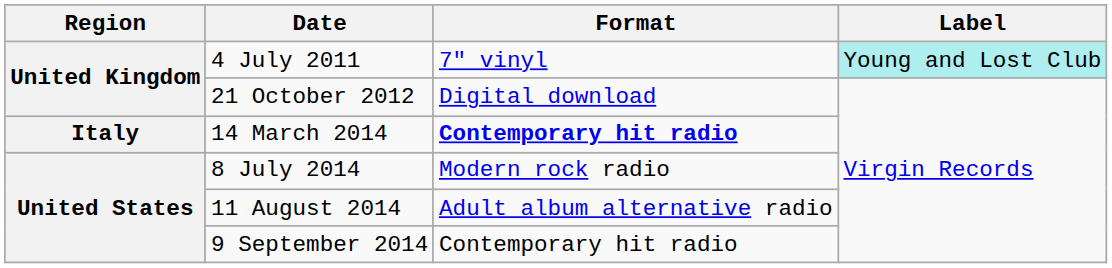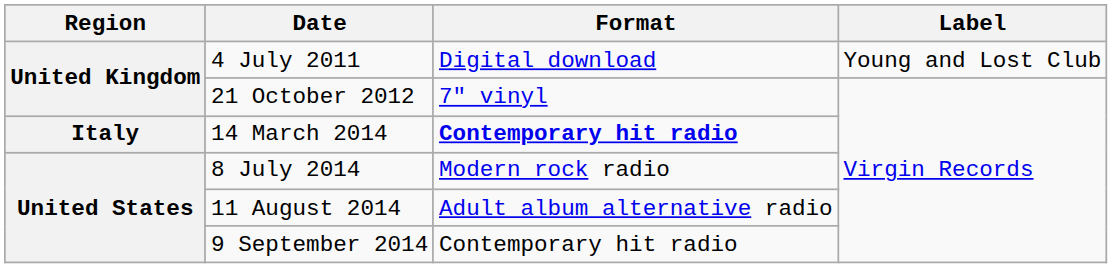(493, 60) 7" vinyl -> (548, 60) Digital download
(972, 60) paleturquoise background -> (972, 60) no background
(548, 97) Digital download -> (493, 97) 7" vinyl
